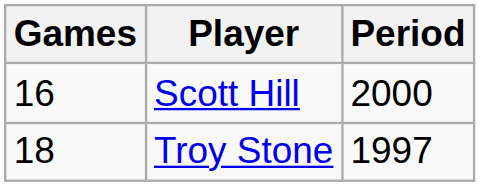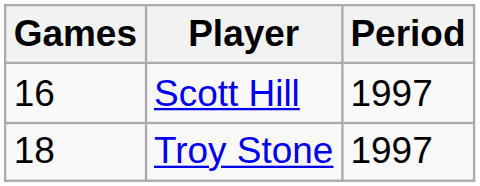(392, 92) 2000 -> (392, 92) 1997
